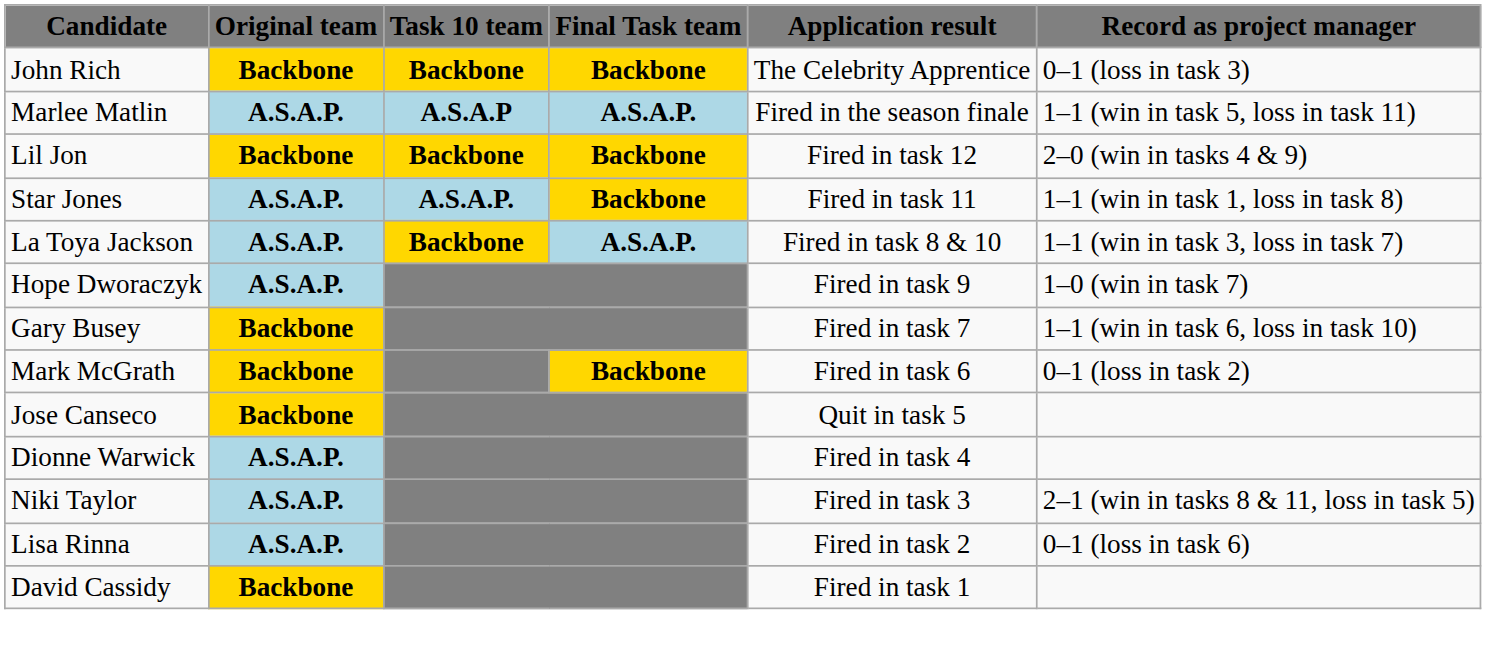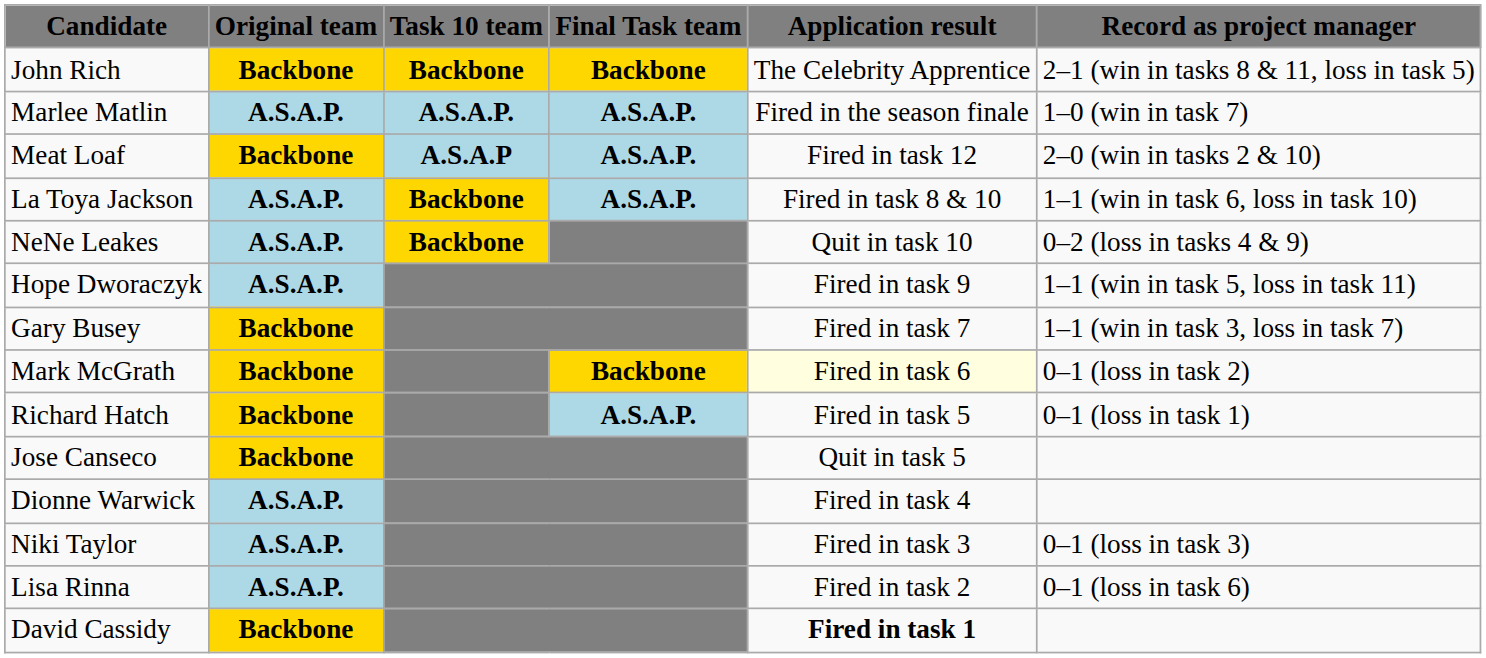(1146, 69) 0–1 (loss in task 3) -> (1259, 69) 2–1 (win in tasks 8 & 11, loss in task 5)
(466, 112) A.S.A.P -> (466, 112) A.S.A.P.
(1229, 112) 1–1 (win in task 5, loss in task 11) -> (1146, 112) 1–0 (win in task 7)
+ row: (68, 155)
- row: (49, 155)
- row: (67, 198)
(1223, 241) 1–1 (win in task 3, loss in task 7) -> (1230, 198) 1–1 (win in task 6, loss in task 10)
+ row: (85, 241)
(1146, 284) 1–0 (win in task 7) -> (1229, 284) 1–1 (win in task 5, loss in task 11)
(1230, 328) 1–1 (win in task 6, loss in task 10) -> (1223, 328) 1–1 (win in task 3, loss in task 7)
(892, 371) no background -> (892, 371) lightyellow background
+ row: (90, 414)
(1259, 500) 2–1 (win in tasks 8 & 11, loss in task 5) -> (1146, 543) 0–1 (loss in task 3)
(892, 586) normal -> (892, 629) bold
